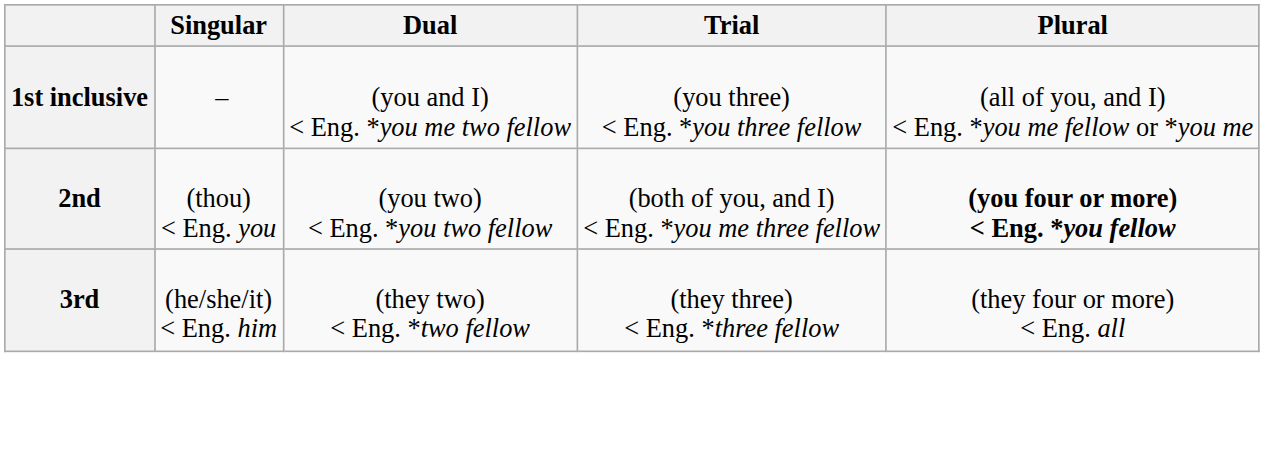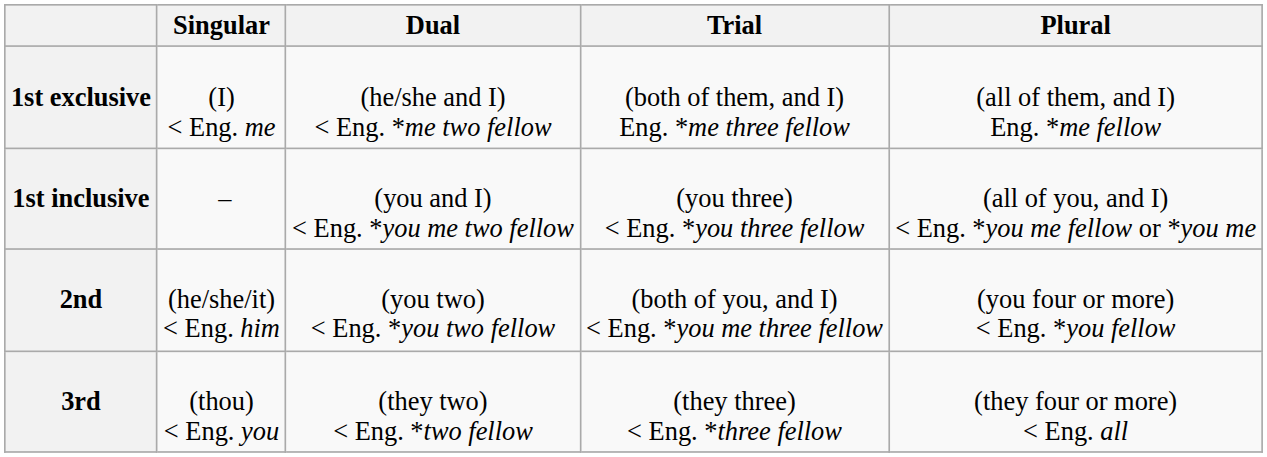+ row: (81, 97)
(219, 213) (thou) < Eng. you -> (222, 314) (he/she/it) < Eng. him
(1073, 213) bold -> (1076, 314) normal
(219, 314) (he/she/it) < Eng. him -> (222, 415) (thou) < Eng. you
